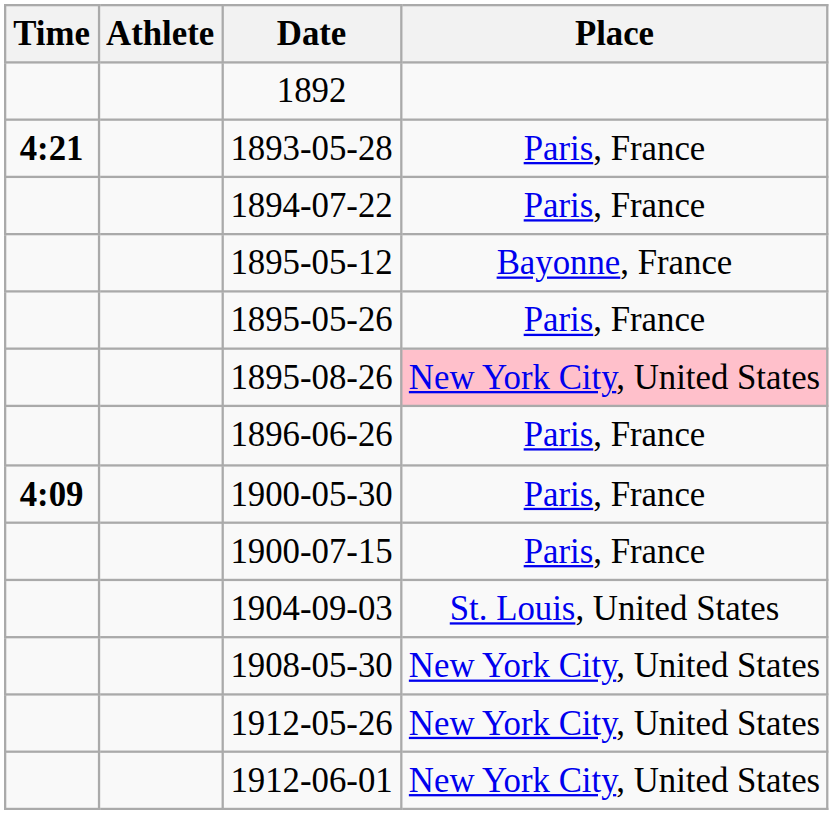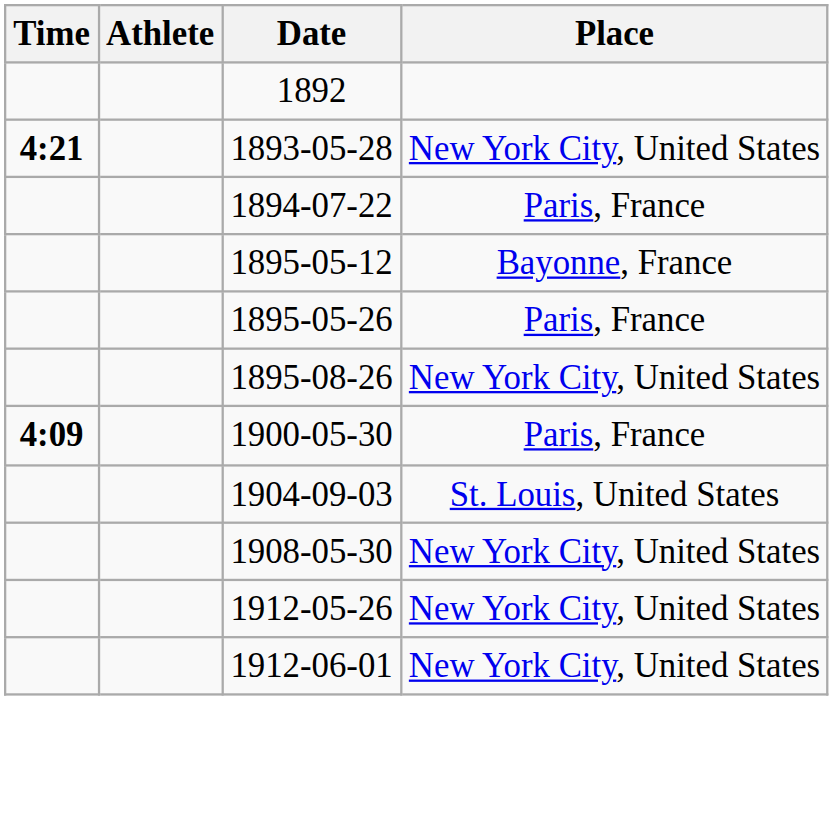(614, 148) Paris, France -> (614, 148) New York City, United States
(614, 377) pink background -> (614, 377) no background
- row: (312, 435)
- row: (312, 549)
